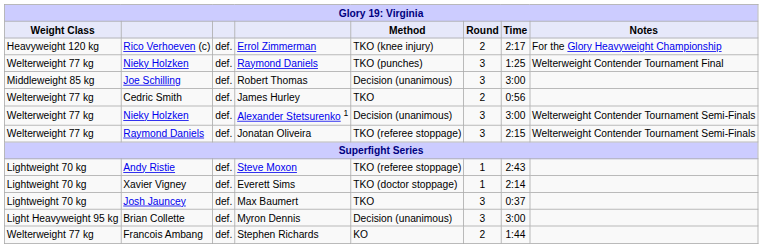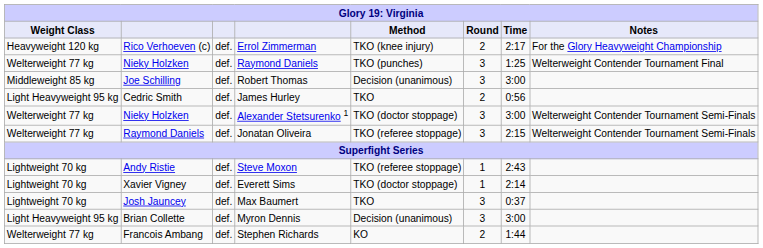(50, 97) Welterweight 77 kg -> (63, 97) Light Heavyweight 95 kg
(403, 115) Decision (unanimous) -> (405, 115) TKO (doctor stoppage)
